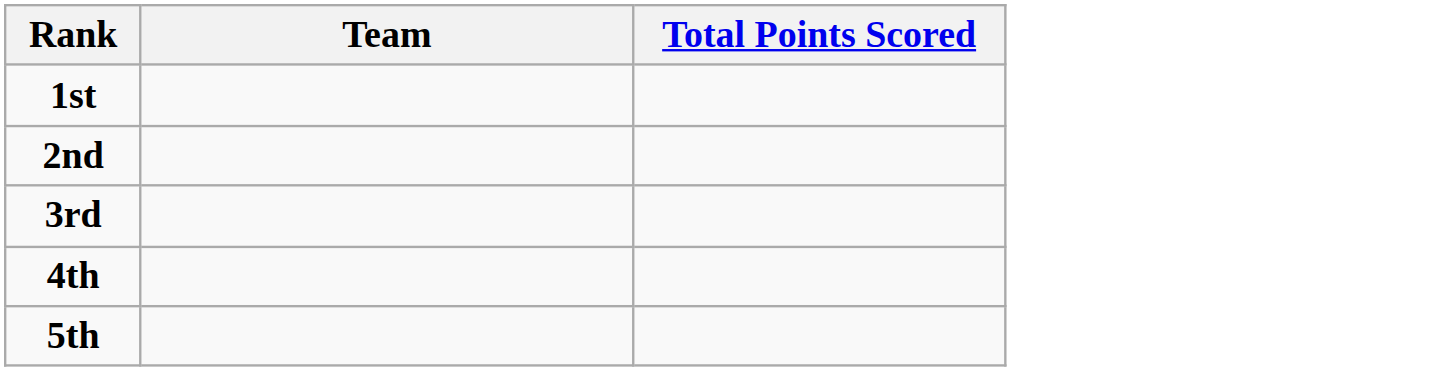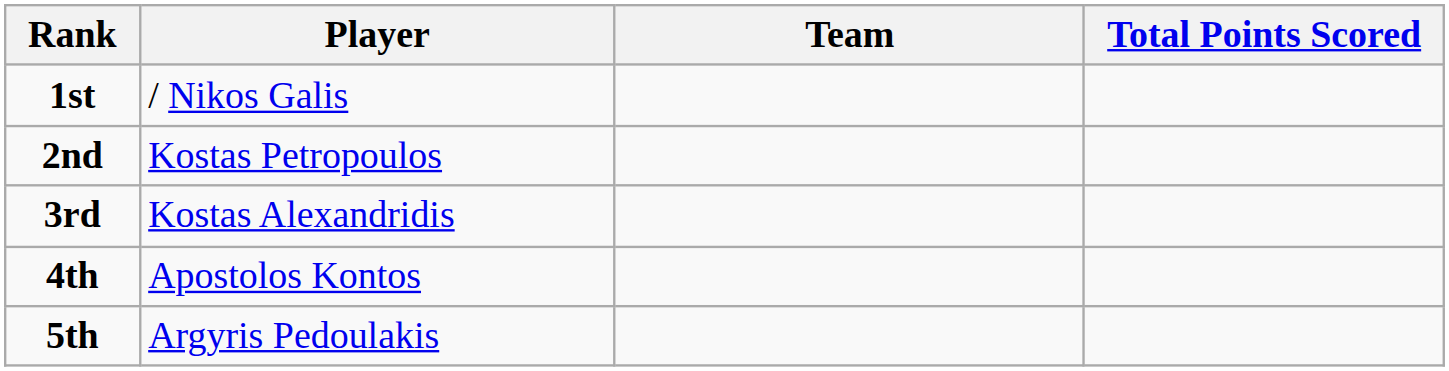+ column: (377, 34)
